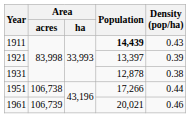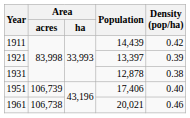(130, 43) bold -> (130, 43) normal
(175, 43) 0.43 -> (175, 43) 0.42
(46, 89) 106,738 -> (46, 89) 106,739
(130, 89) 17,266 -> (130, 89) 17,406
(175, 89) 0.44 -> (175, 89) 0.40
(46, 105) 106,739 -> (46, 105) 106,738
